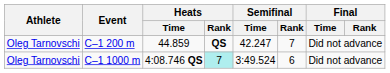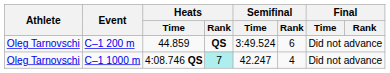(255, 44) 42.247 -> (255, 44) 3:49.524
(292, 44) 7 -> (292, 44) 6
(255, 60) 3:49.524 -> (255, 60) 42.247
(292, 60) 6 -> (292, 60) 4
